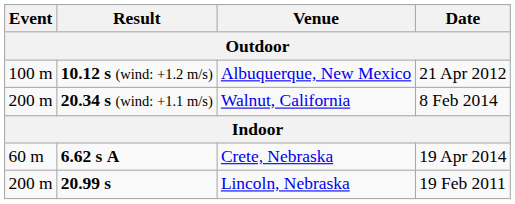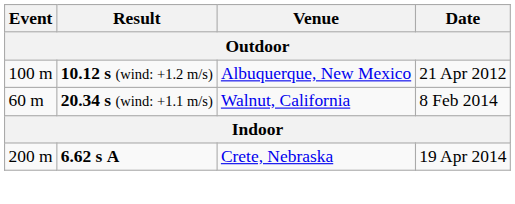(31, 101) 200 m -> (26, 101) 60 m
(26, 156) 60 m -> (31, 156) 200 m
- row: (86, 184)
